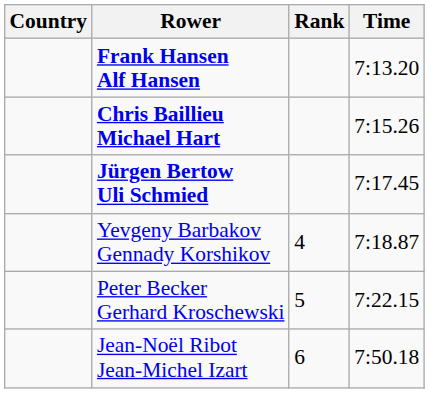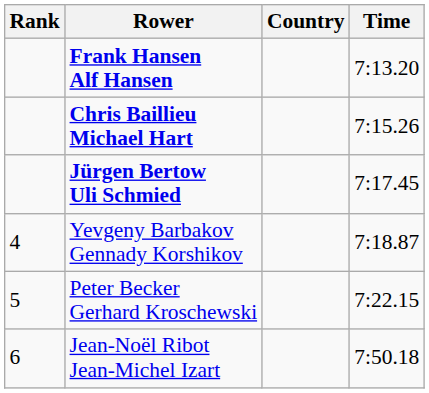columns swapped: (319, 21) <-> (48, 21)
